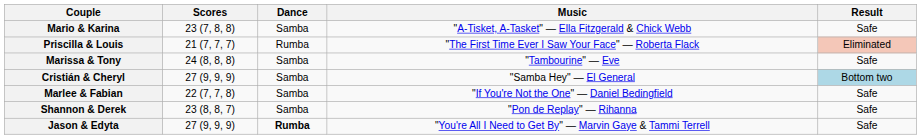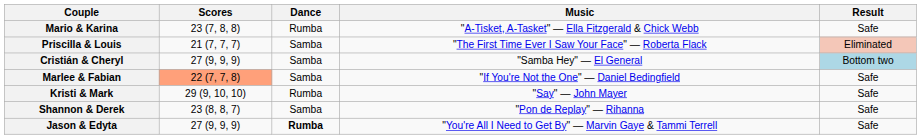(292, 28) Samba -> (306, 28) Rumba
(292, 45) Rumba -> (306, 45) Samba
- row: (83, 61)
(210, 93) no background -> (215, 77) lightsalmon background
+ row: (82, 93)
